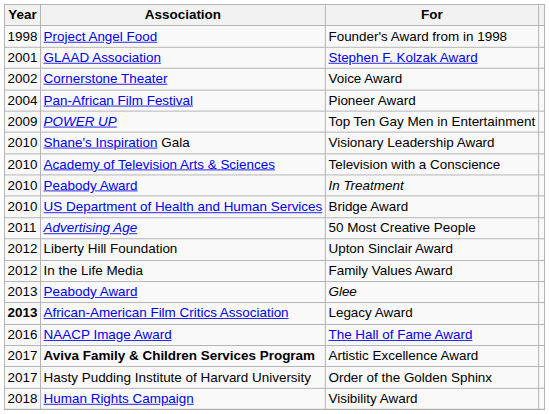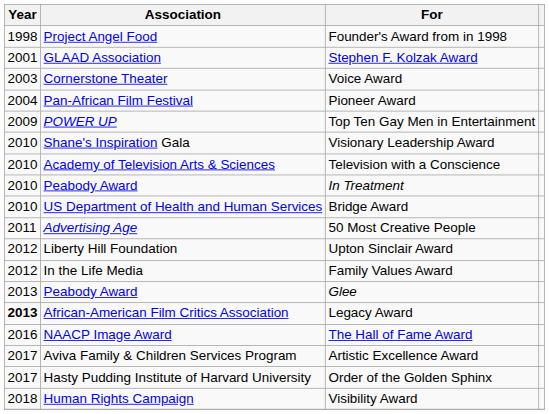(22, 79) 2002 -> (22, 79) 2003
(179, 356) bold -> (170, 356) normal
